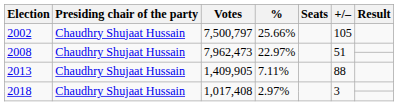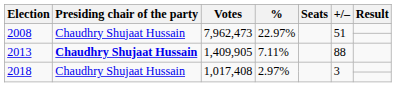- row: (19, 33)
(120, 71) normal -> (126, 52) bold
